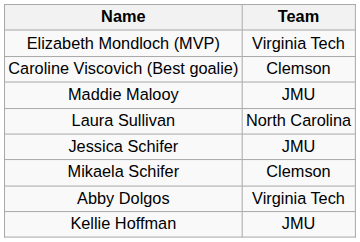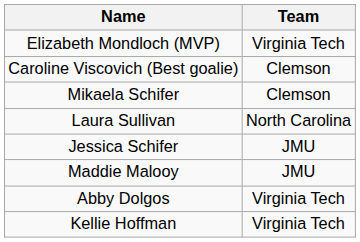rows swapped: (123, 95) <-> (123, 172)
(299, 224) JMU -> (299, 224) Virginia Tech
